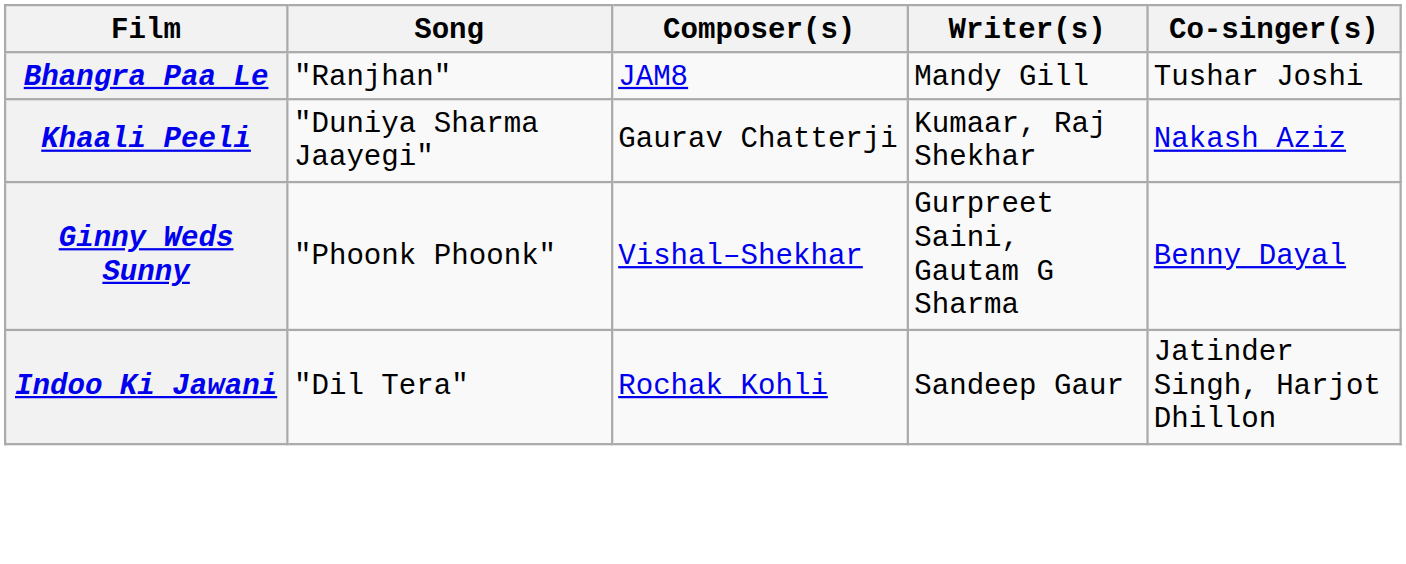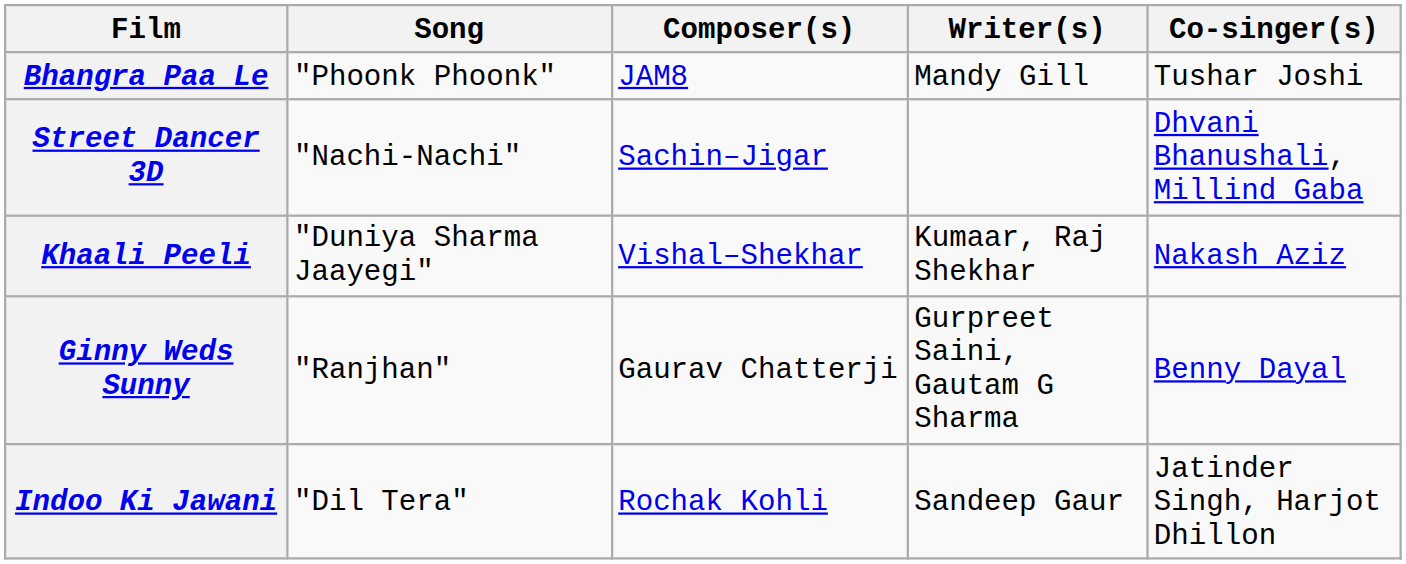(373, 76) "Ranjhan" -> (425, 76) "Phoonk Phoonk"
+ row: (146, 157)
(758, 141) Gaurav Chatterji -> (741, 255) Vishal–Shekhar
(425, 255) "Phoonk Phoonk" -> (373, 370) "Ranjhan"
(741, 255) Vishal–Shekhar -> (758, 370) Gaurav Chatterji
